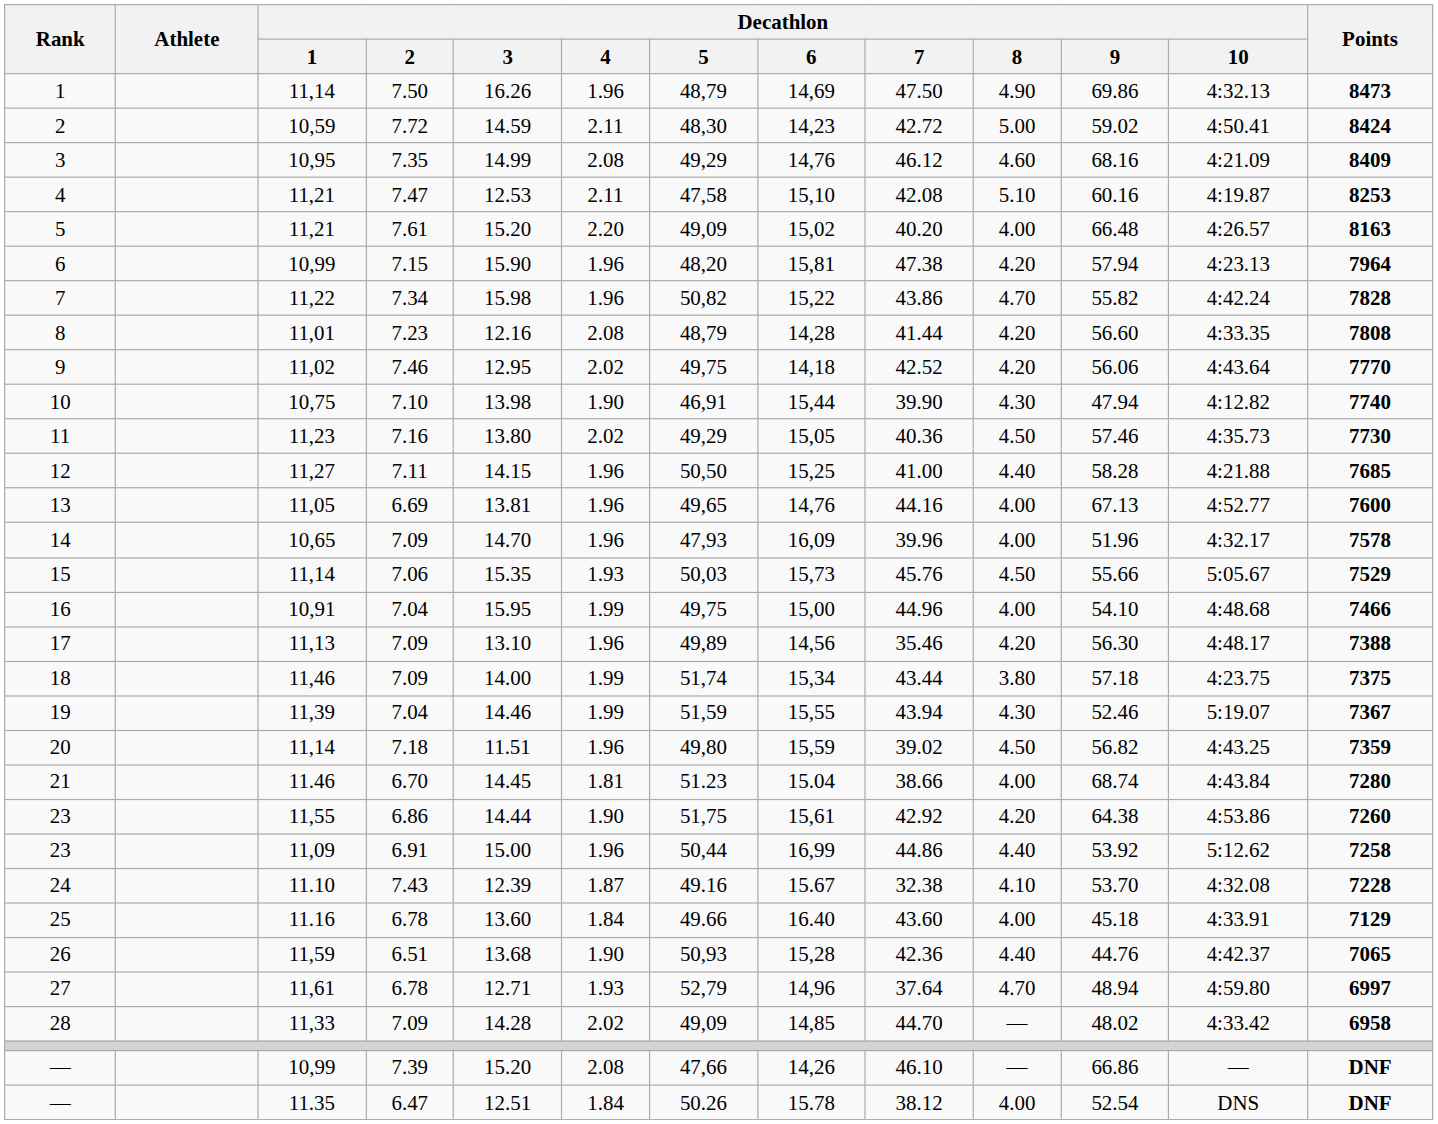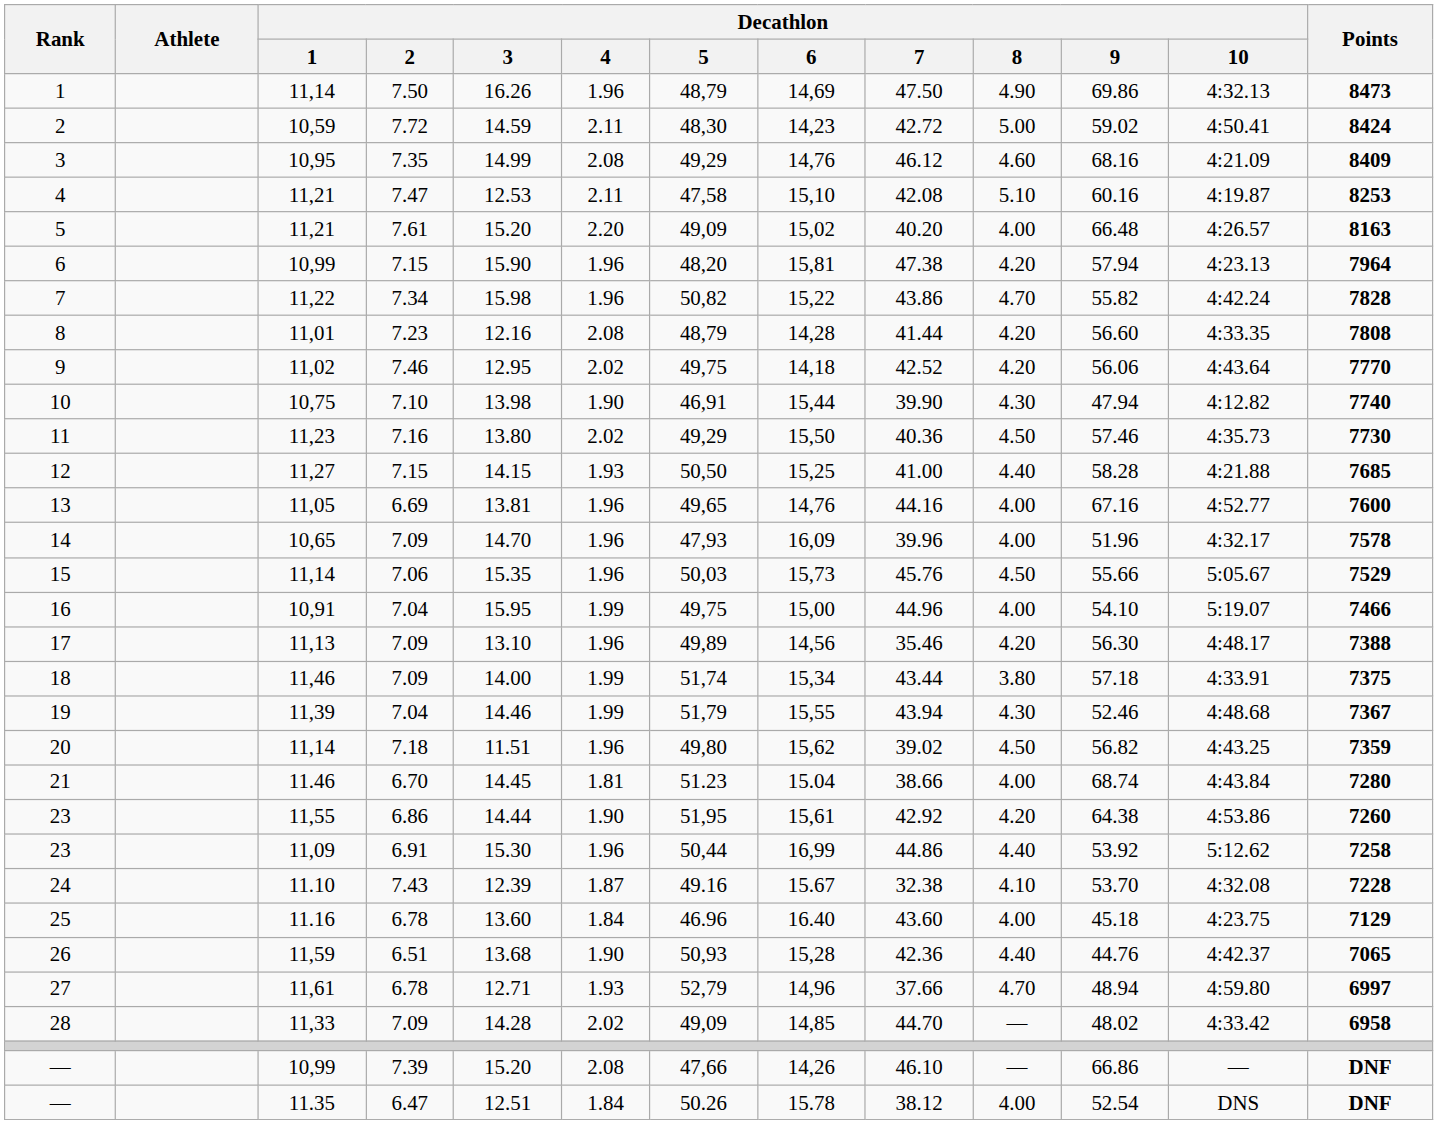(811, 435) 15,05 -> (811, 435) 15,50
(410, 470) 7.11 -> (410, 470) 7.15
(606, 470) 1.96 -> (606, 470) 1.93
(1115, 505) 67.13 -> (1115, 505) 67.16
(606, 574) 1.93 -> (606, 574) 1.96
(1238, 608) 4:48.68 -> (1238, 608) 5:19.07
(1238, 677) 4:23.75 -> (1238, 677) 4:33.91
(703, 712) 51,59 -> (703, 712) 51,79
(1238, 712) 5:19.07 -> (1238, 712) 4:48.68
(811, 746) 15,59 -> (811, 746) 15,62
(703, 815) 51,75 -> (703, 815) 51,95
(508, 850) 15.00 -> (508, 850) 15.30
(703, 919) 49.66 -> (703, 919) 46.96
(1238, 919) 4:33.91 -> (1238, 919) 4:23.75
(919, 988) 37.64 -> (919, 988) 37.66
